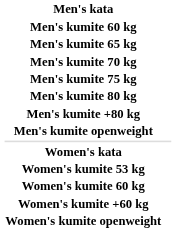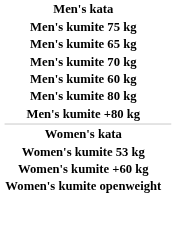rows swapped: (83, 26) <-> (83, 79)
- row: (83, 131)
- row: (83, 186)
